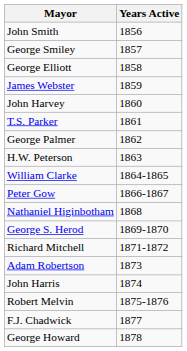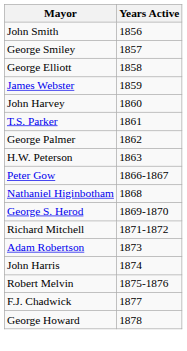- row: (42, 175)
